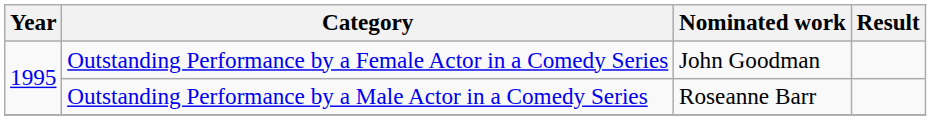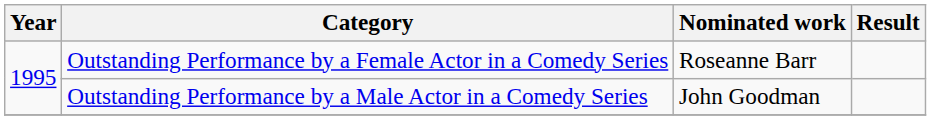(750, 59) John Goodman -> (748, 59) Roseanne Barr
(748, 96) Roseanne Barr -> (750, 96) John Goodman
